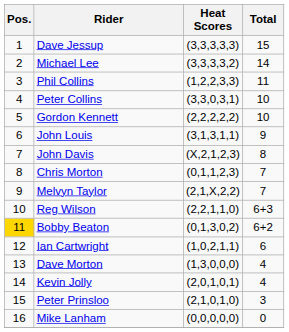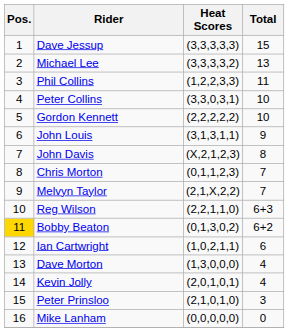(263, 63) 14 -> (263, 63) 13
